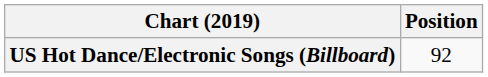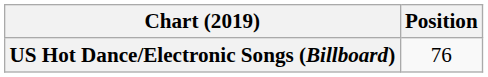(441, 54) 92 -> (441, 54) 76
